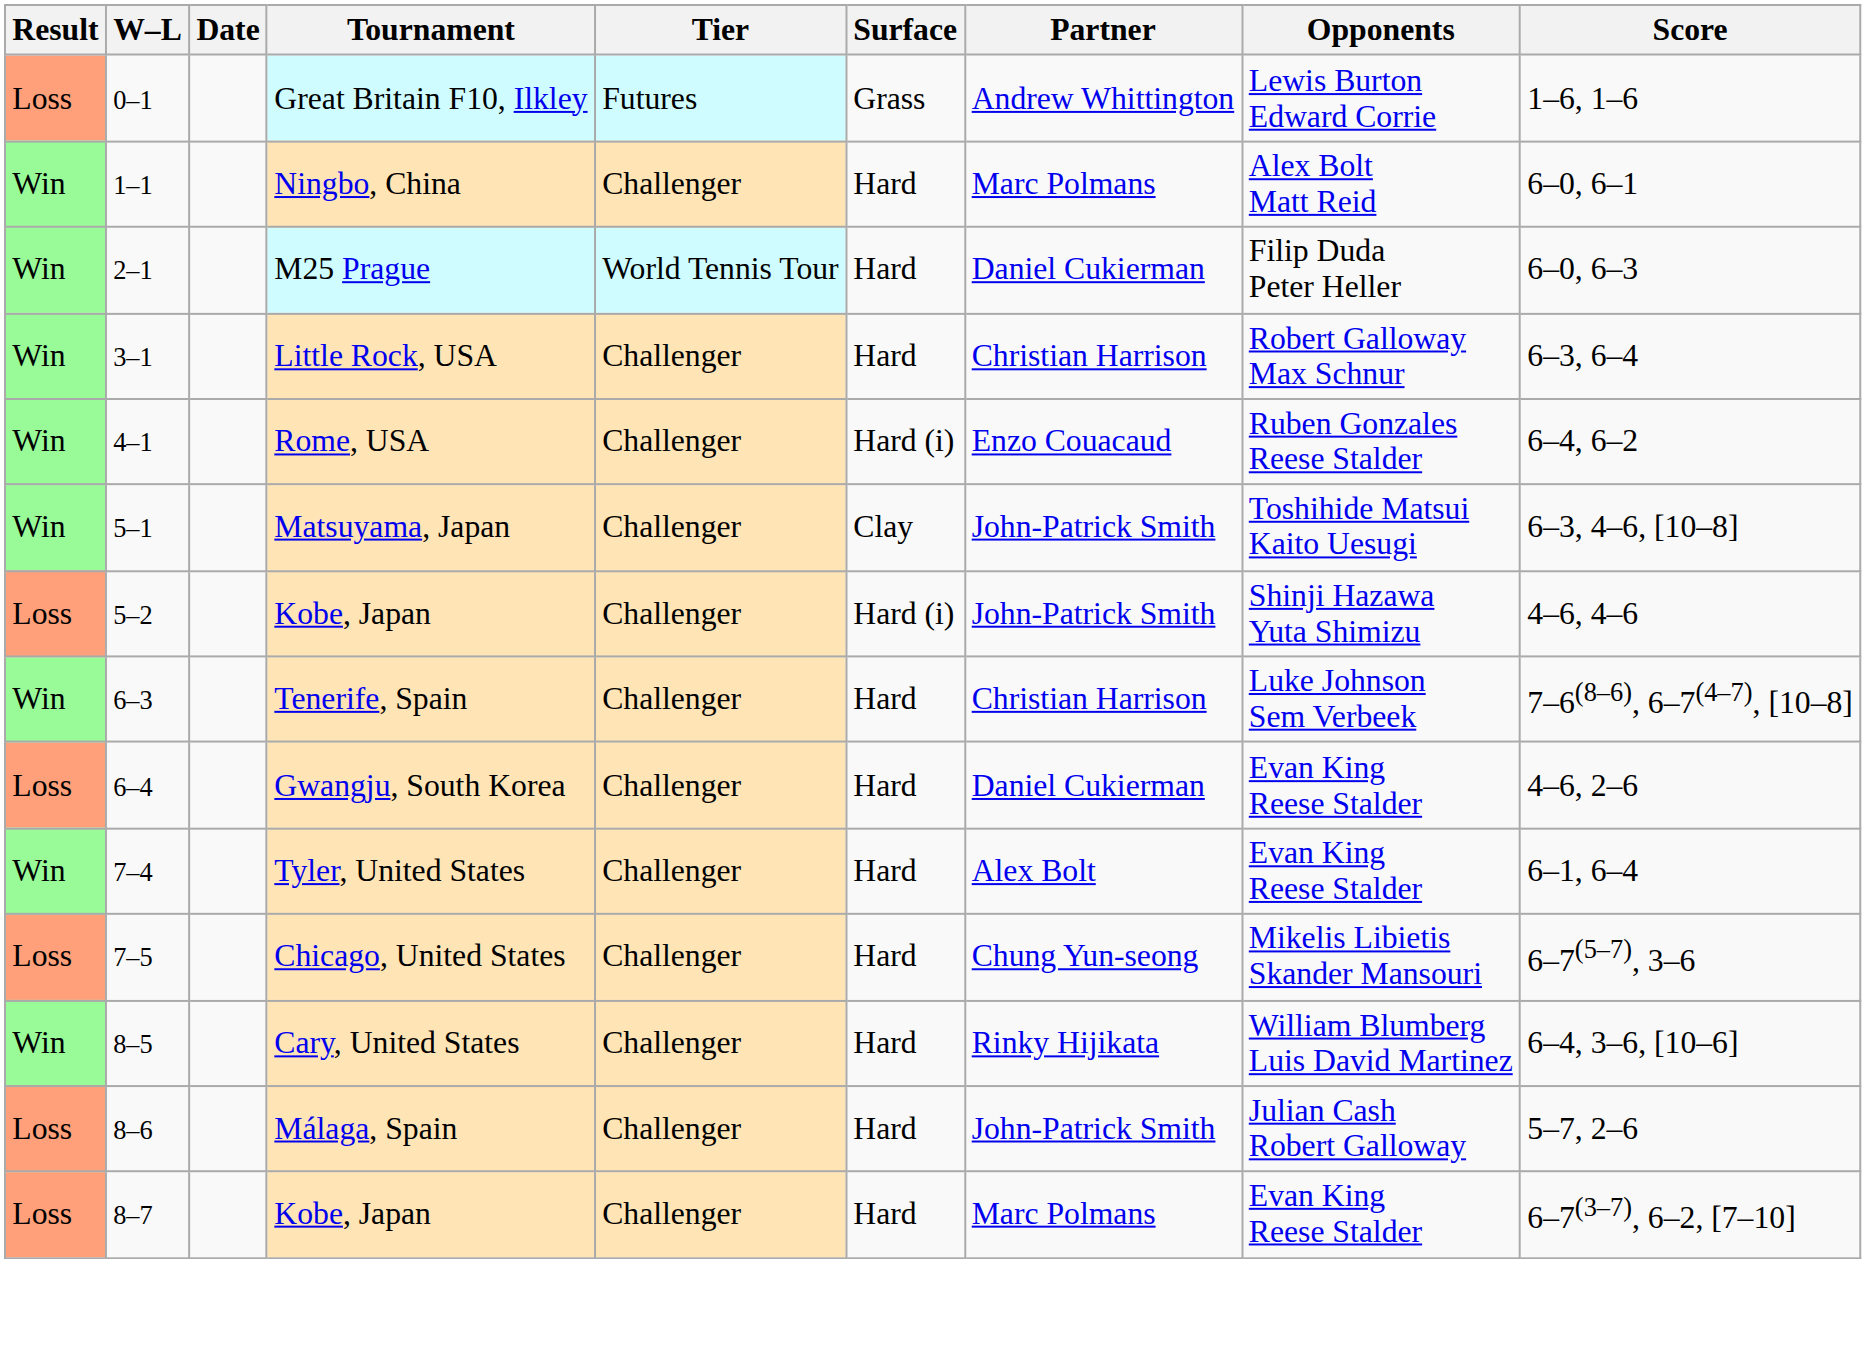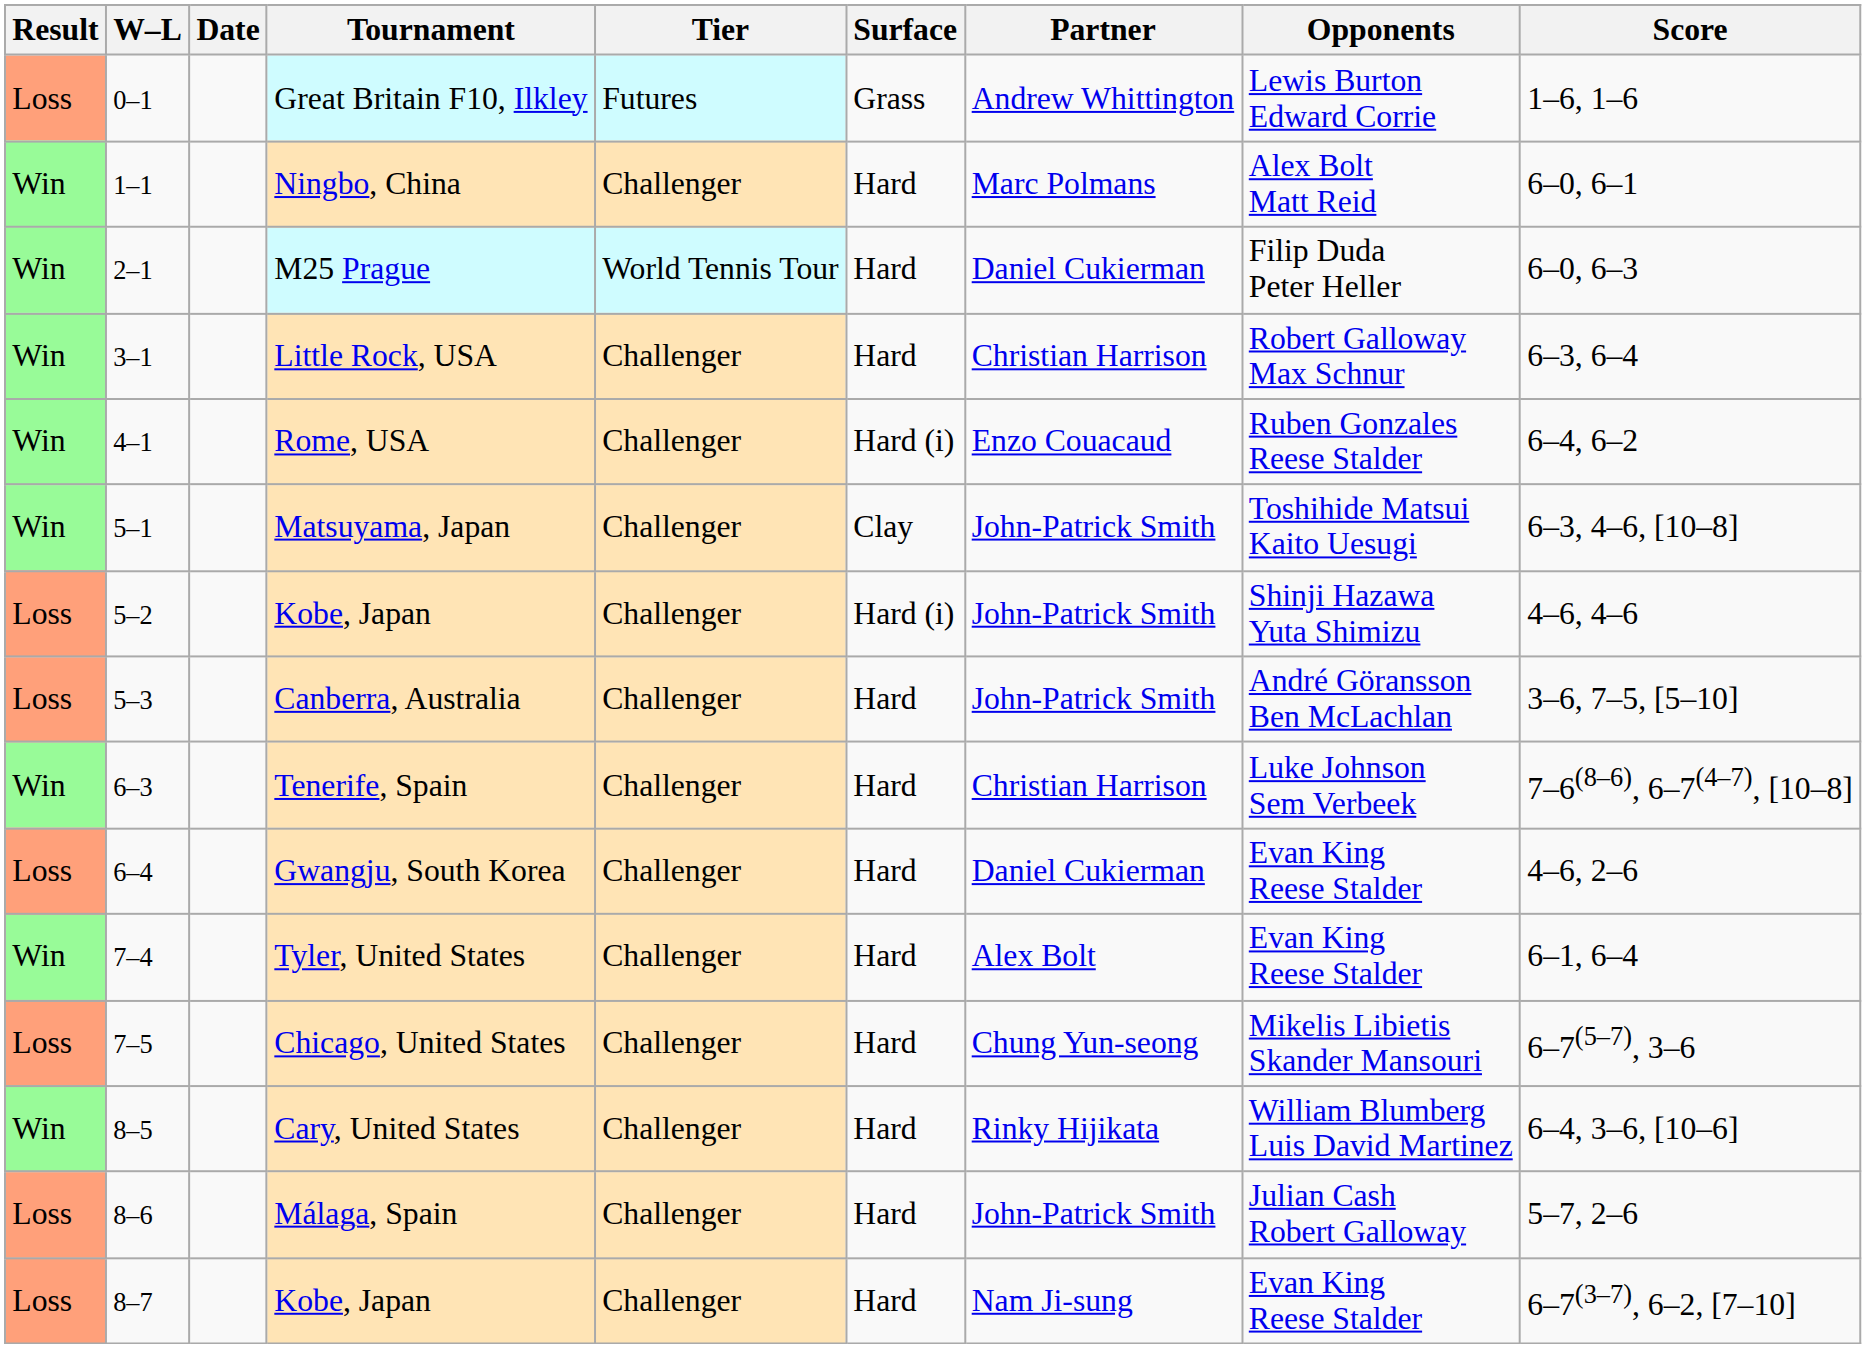+ row: (133, 700)
(1064, 1214) Marc Polmans -> (1052, 1300) Nam Ji-sung
